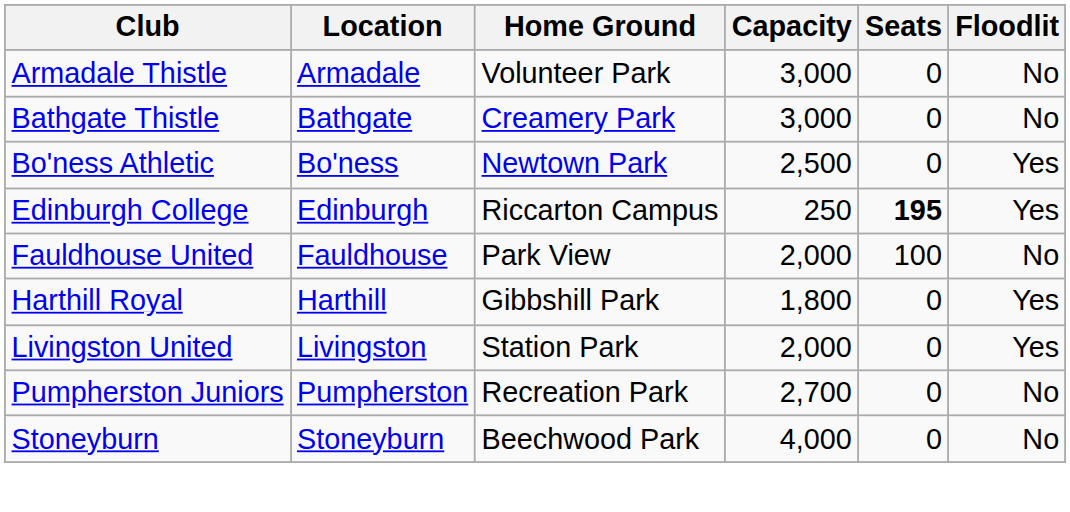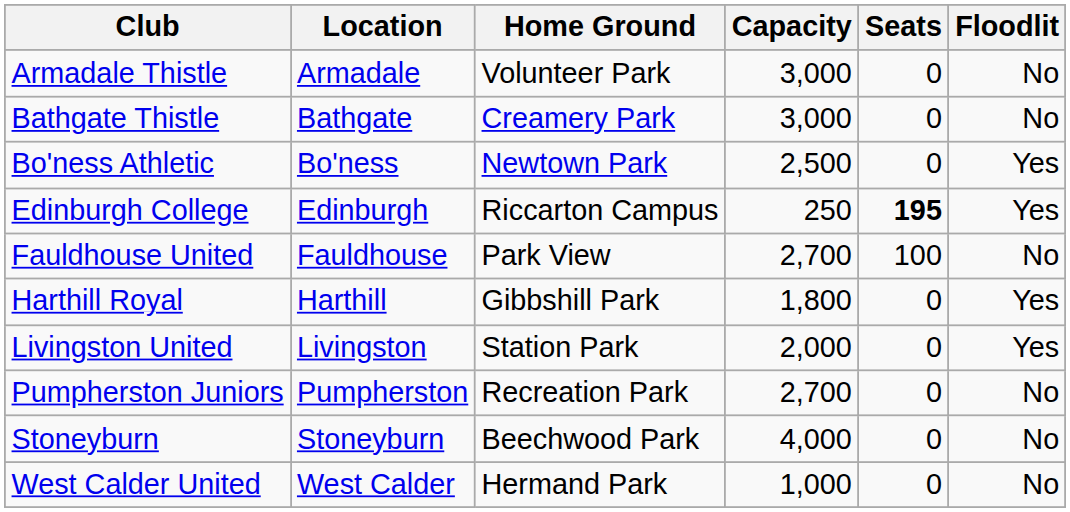(816, 255) 2,000 -> (816, 255) 2,700
+ row: (136, 484)
